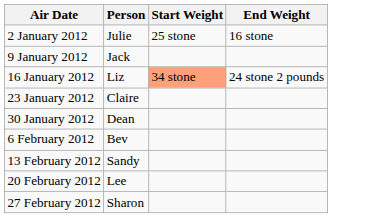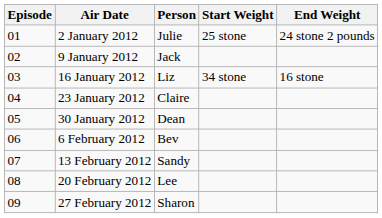+ column: (30, 14)
(251, 35) 16 stone -> (327, 35) 24 stone 2 pounds
(173, 77) lightsalmon background -> (224, 77) no background
(277, 77) 24 stone 2 pounds -> (302, 77) 16 stone
